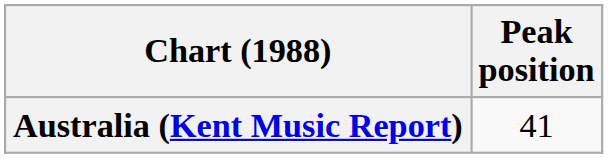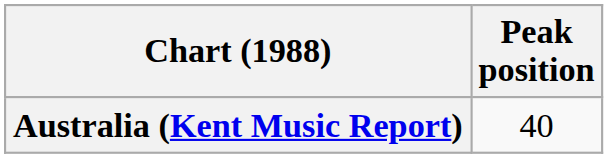(537, 124) 41 -> (537, 124) 40
